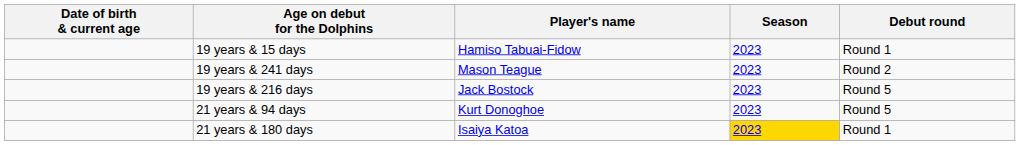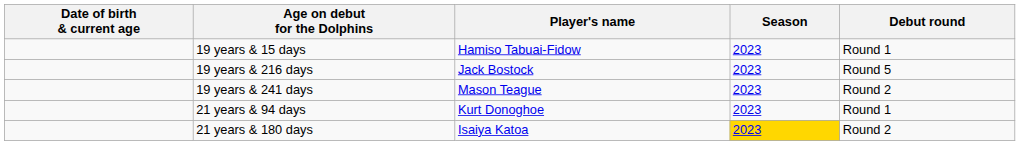rows swapped: (254, 89) <-> (254, 69)
(867, 110) Round 5 -> (867, 110) Round 1
(867, 130) Round 1 -> (867, 130) Round 2
